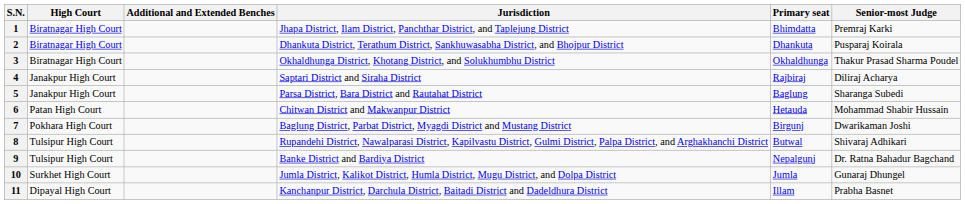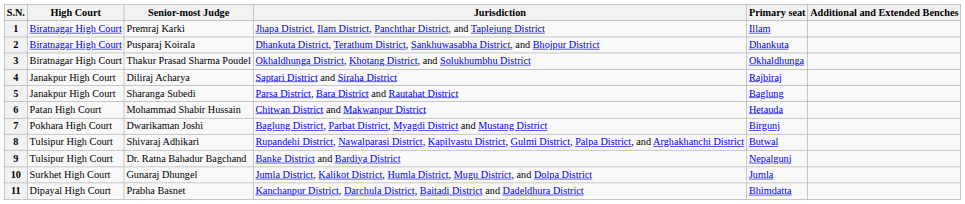columns swapped: (201, 12) <-> (896, 12)
(794, 28) Bhimdatta -> (760, 28) Illam
(784, 191) Illam -> (770, 191) Bhimdatta
